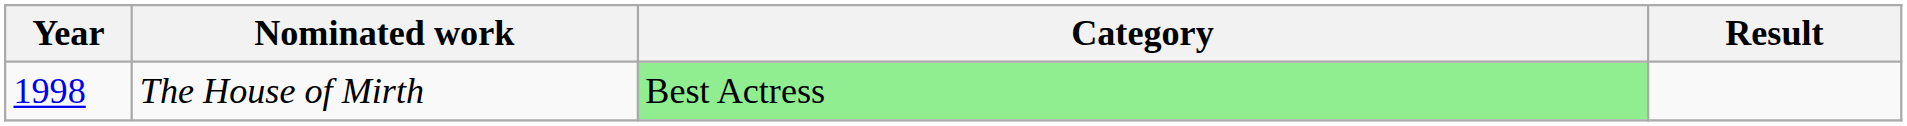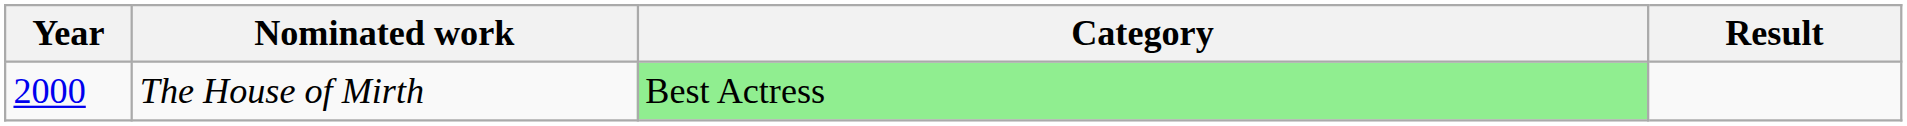(50, 90) 1998 -> (50, 90) 2000
